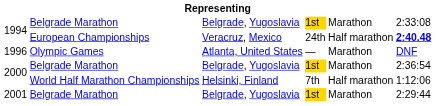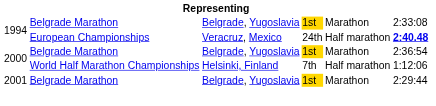- row: (16, 51)
